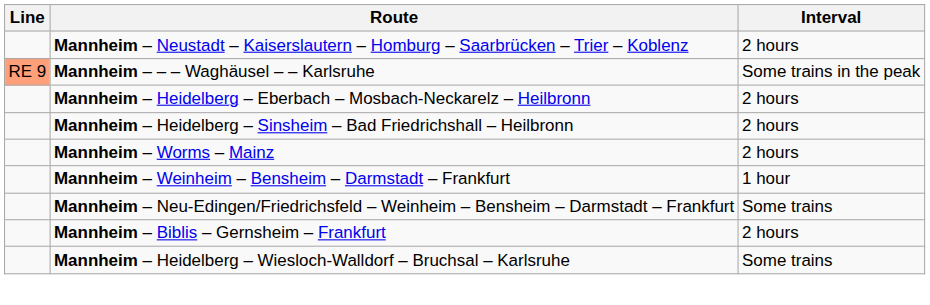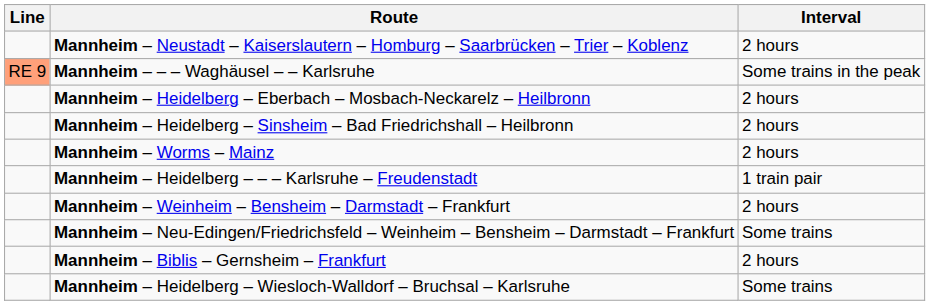+ row: (266, 179)
(766, 179) 1 hour -> (770, 206) 2 hours
